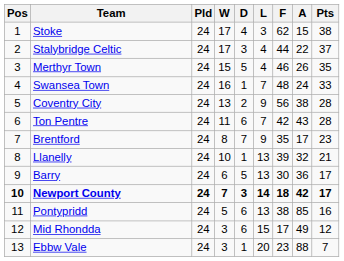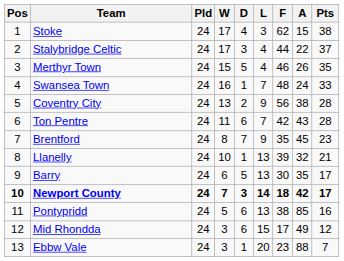(302, 139) 17 -> (302, 139) 45
(302, 175) 36 -> (302, 175) 35
